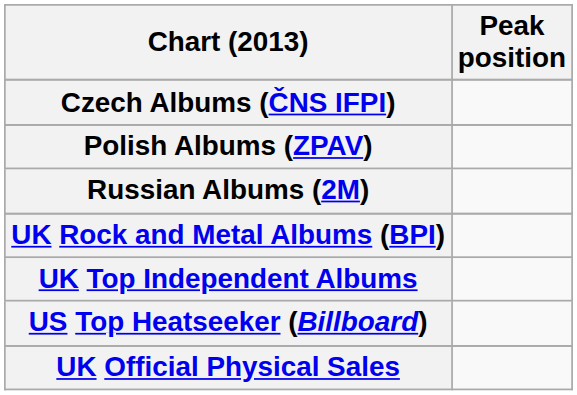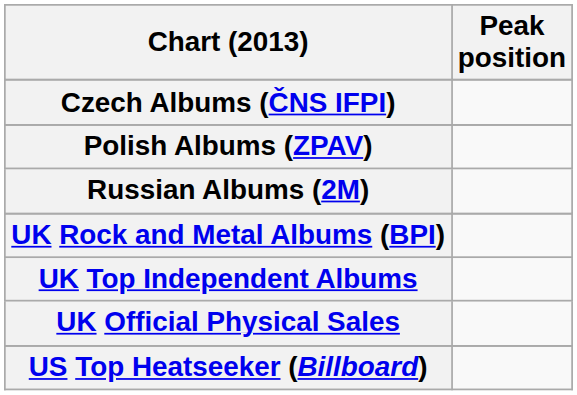rows swapped: (228, 366) <-> (228, 322)
